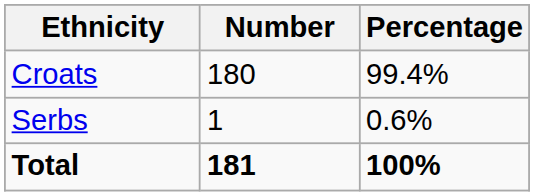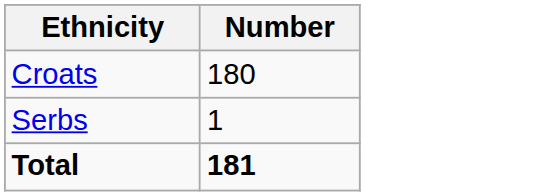- column: (445, 27)
